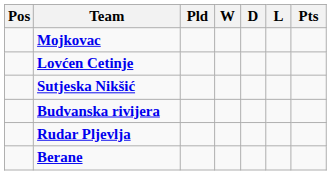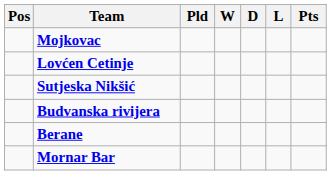- row: (84, 134)
+ row: (76, 157)
